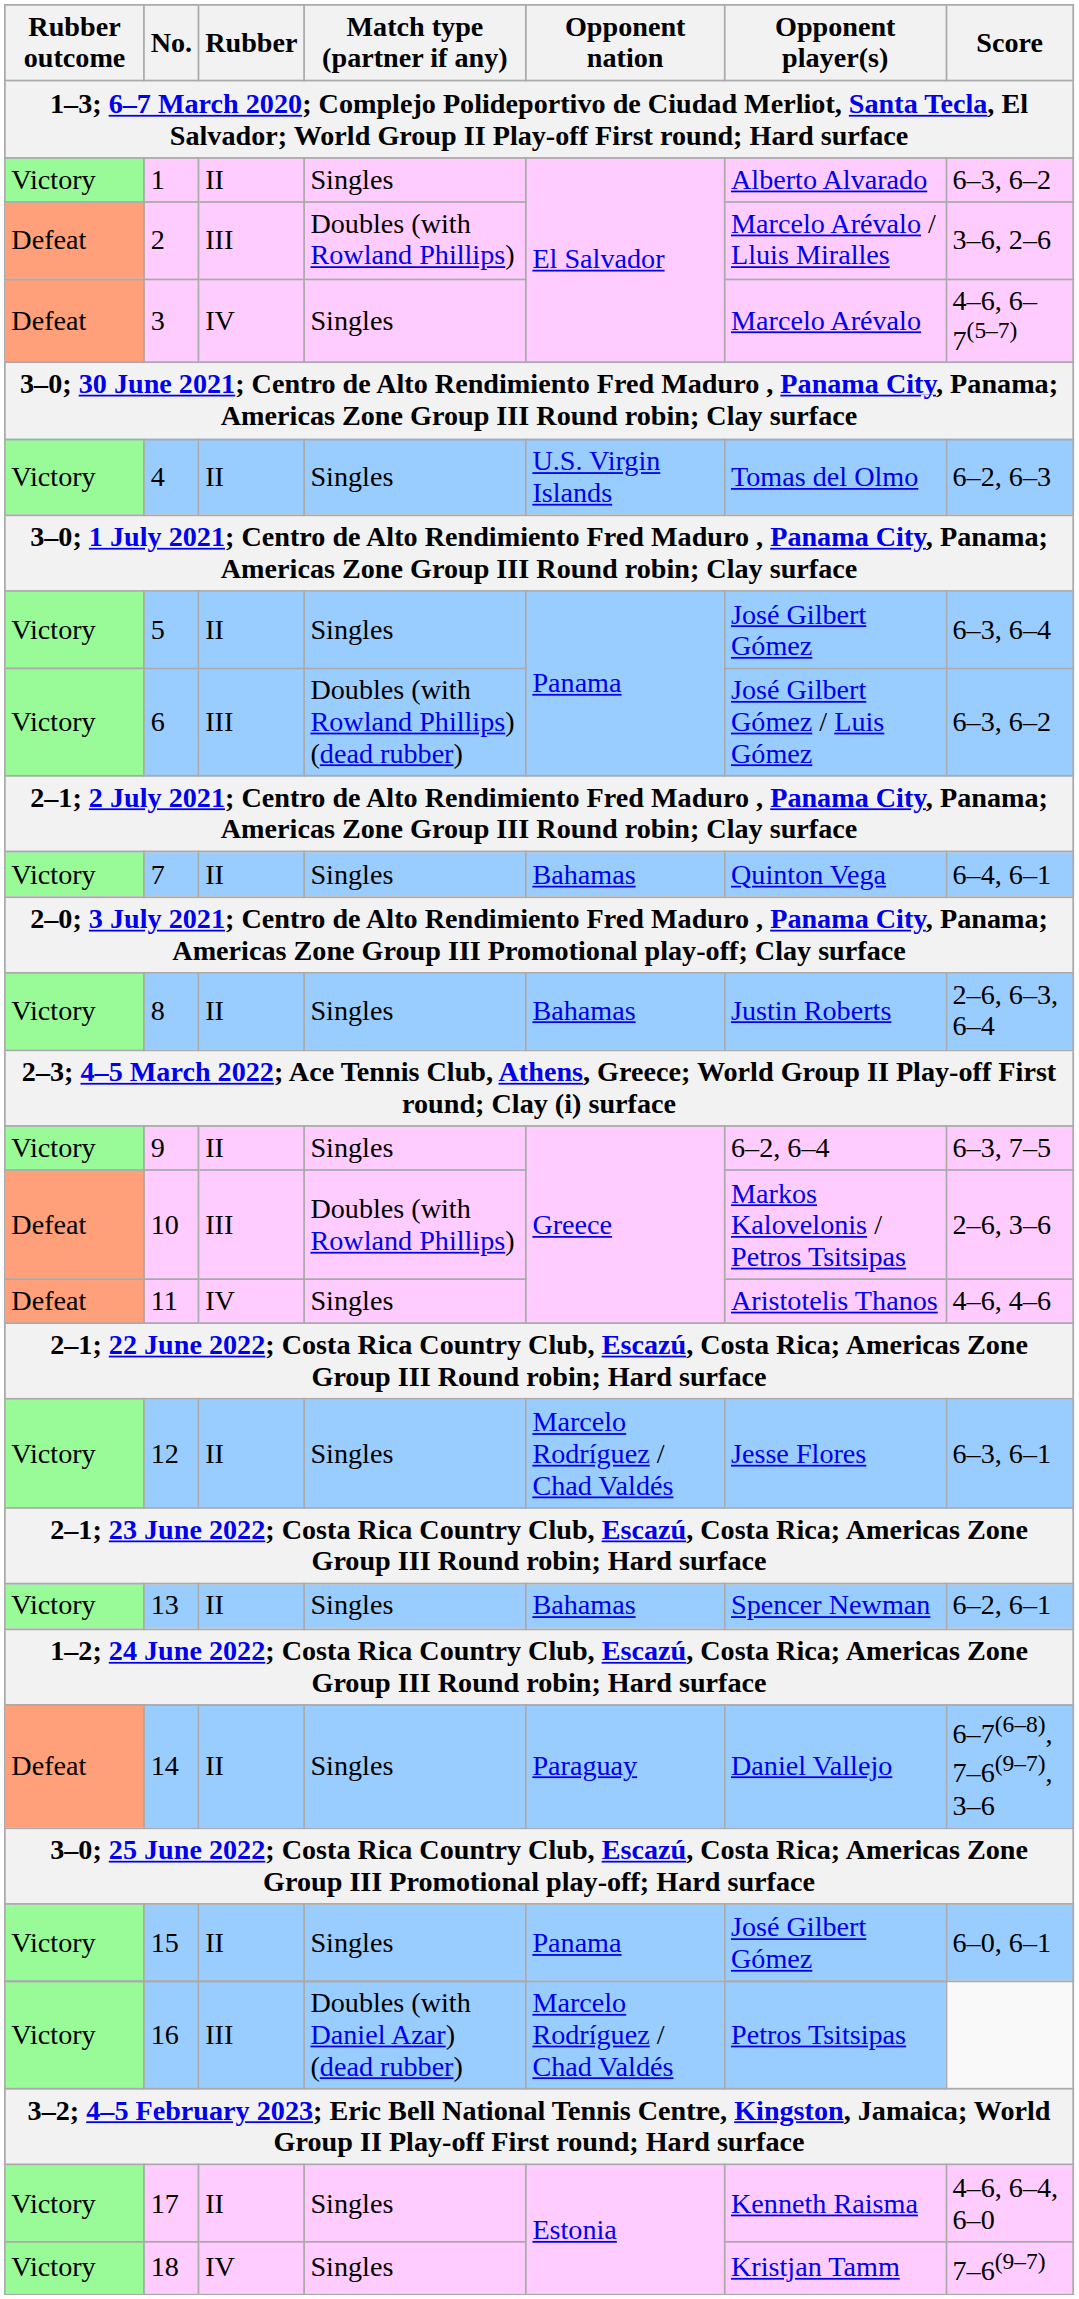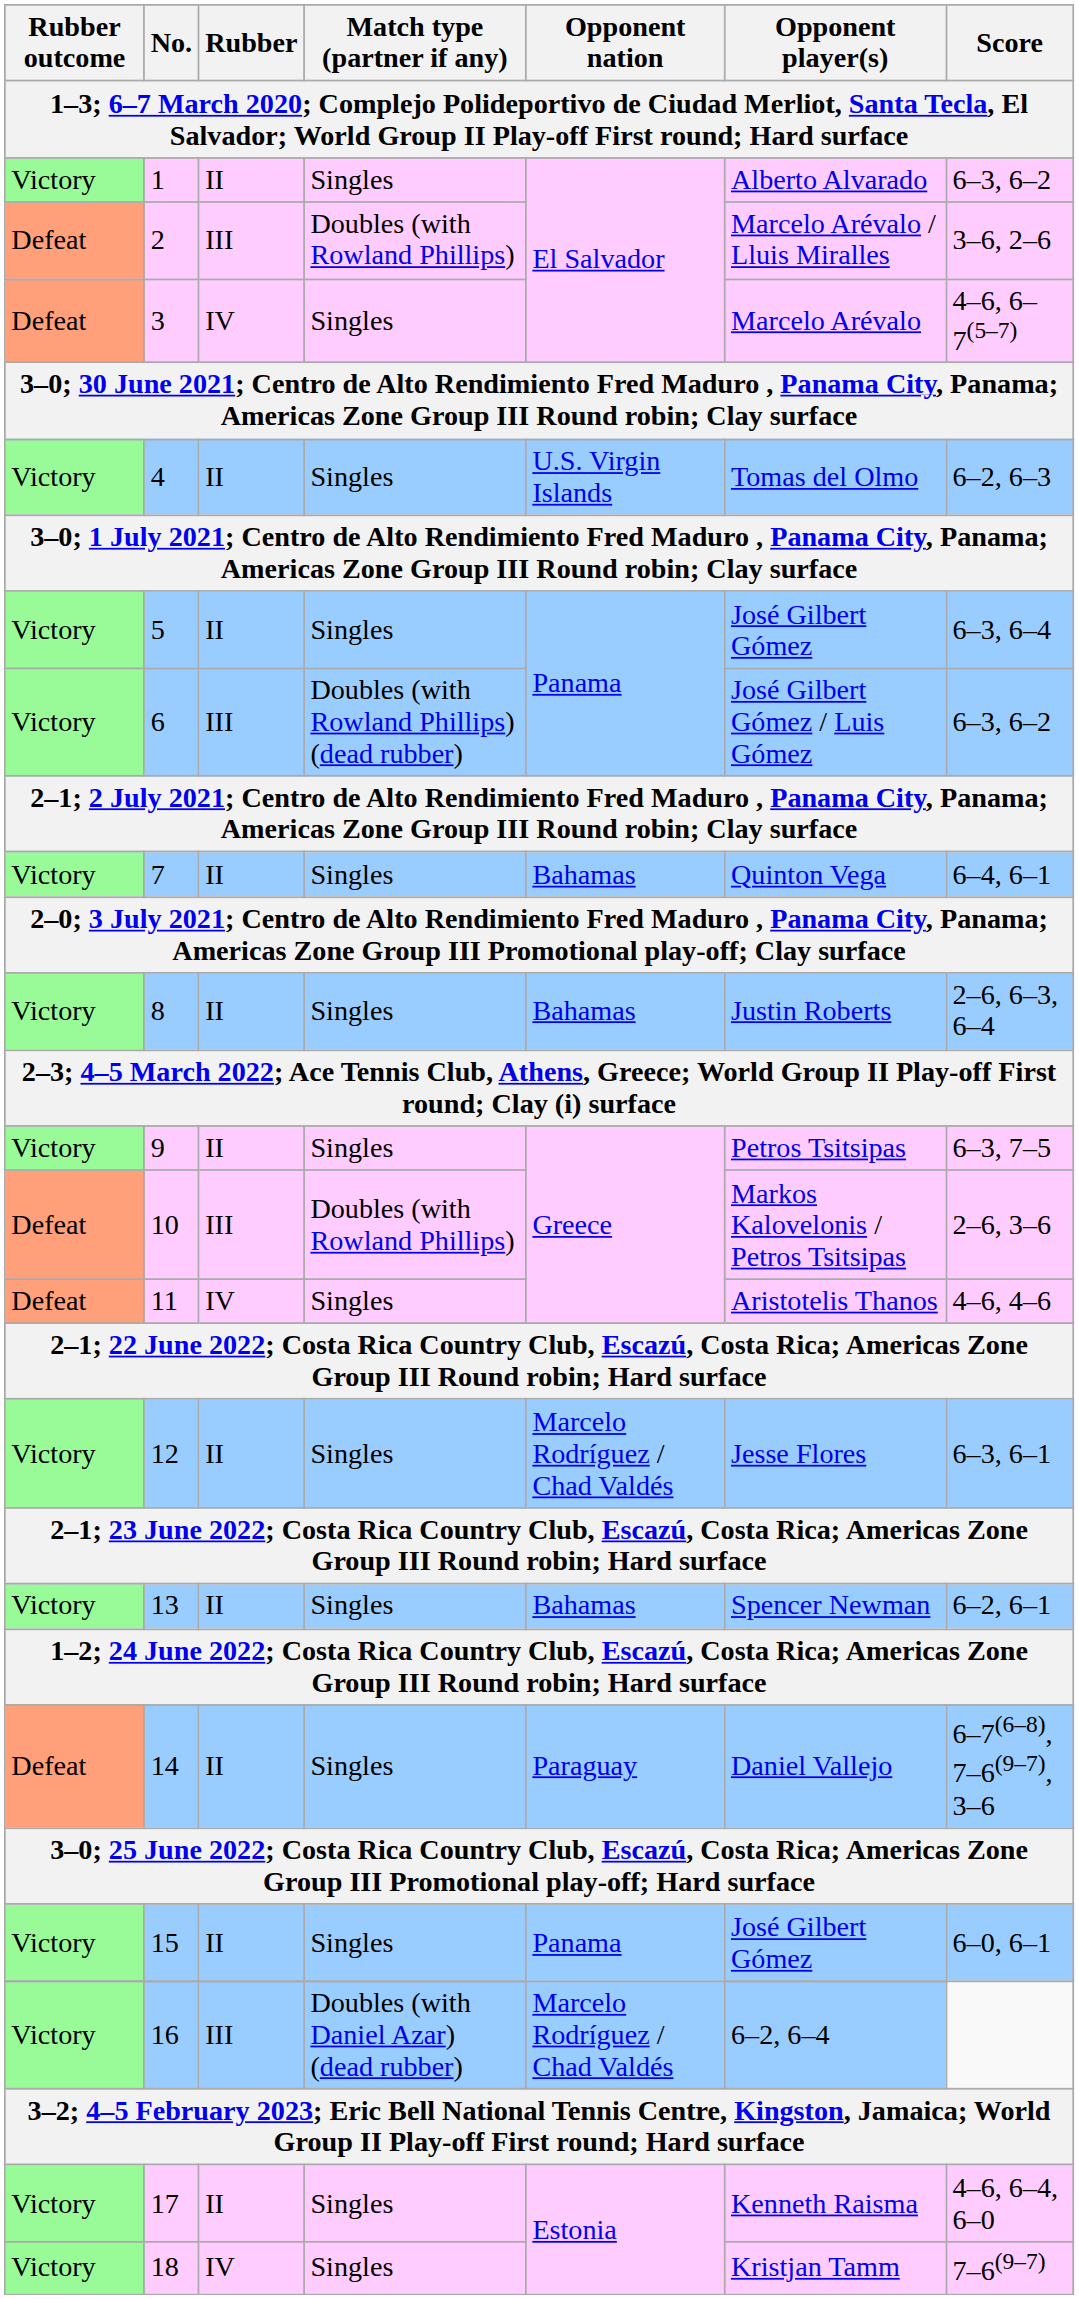(780, 1147) 6–2, 6–4 -> (819, 1147) Petros Tsitsipas
(819, 2034) Petros Tsitsipas -> (780, 2034) 6–2, 6–4
